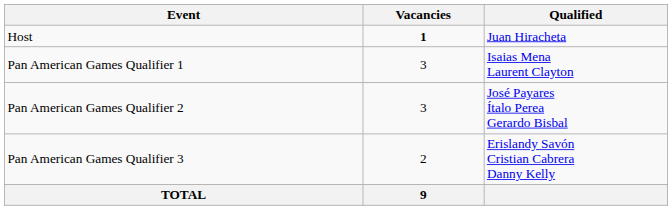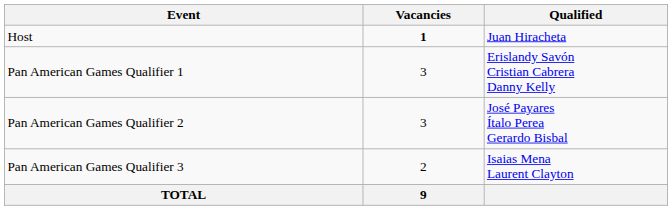(530, 64) Isaias Mena Laurent Clayton -> (531, 72) Erislandy Savón Cristian Cabrera Danny Kelly
(531, 159) Erislandy Savón Cristian Cabrera Danny Kelly -> (530, 166) Isaias Mena Laurent Clayton
